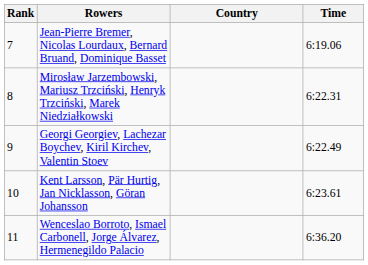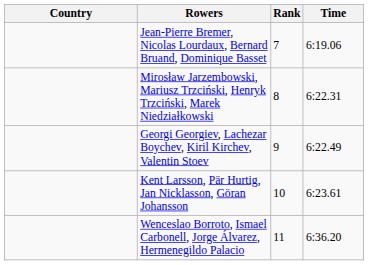columns swapped: (21, 13) <-> (237, 13)
